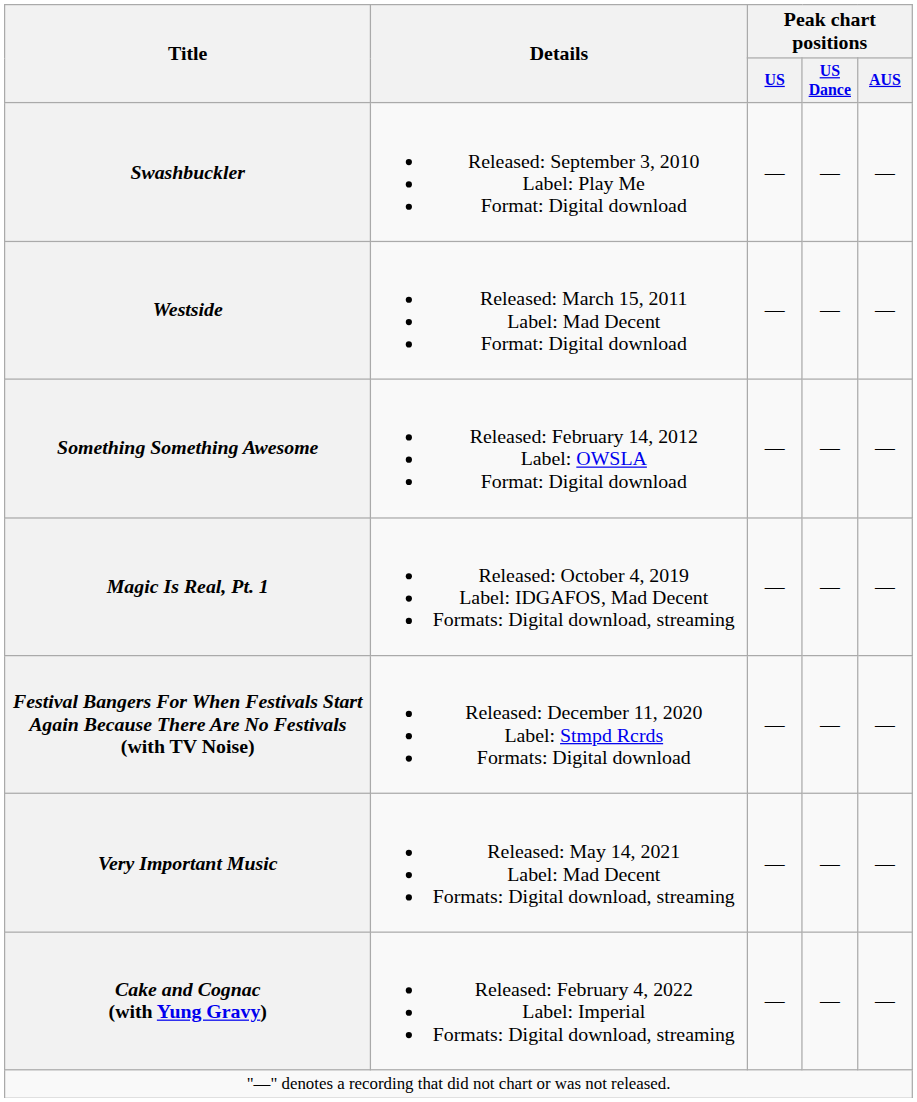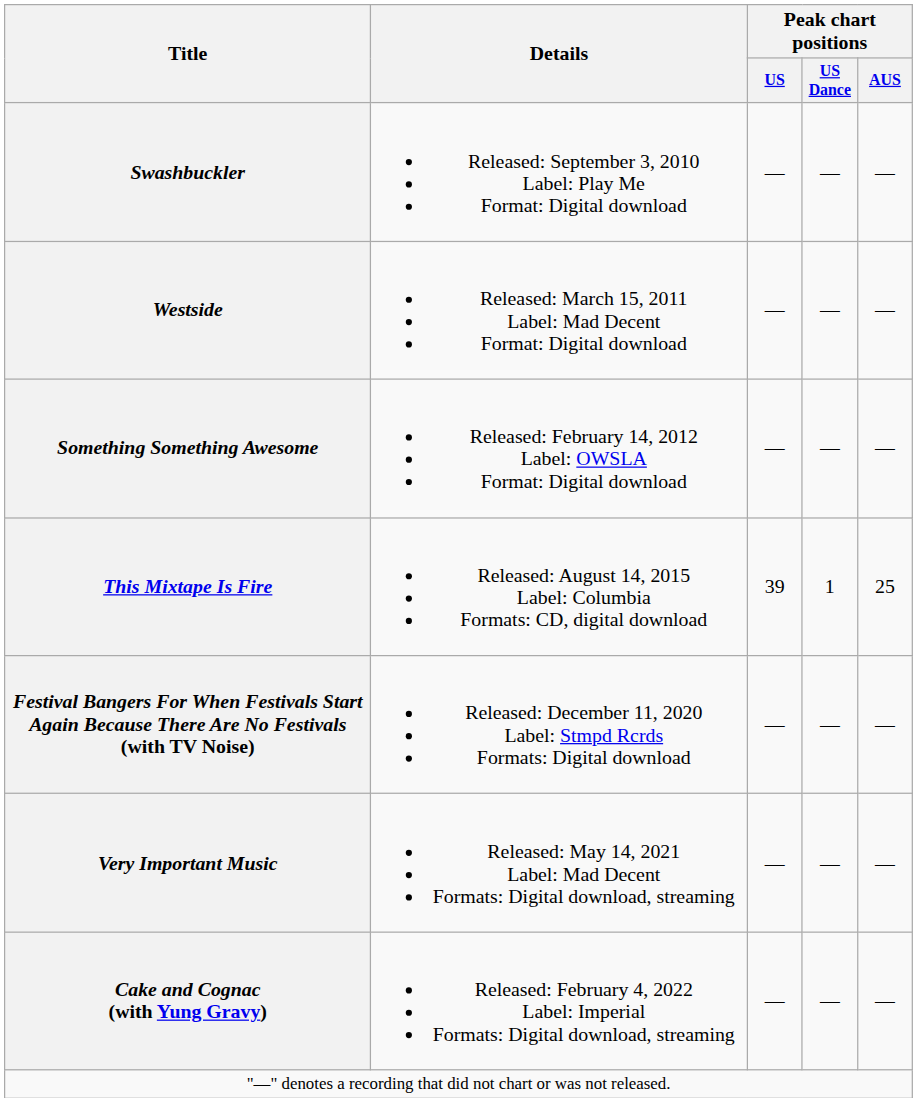+ row: (188, 586)
- row: (188, 586)
